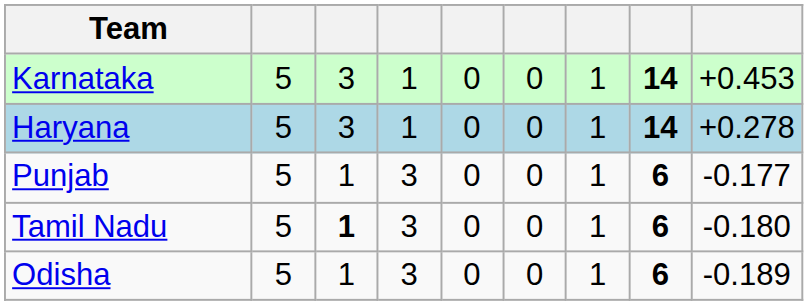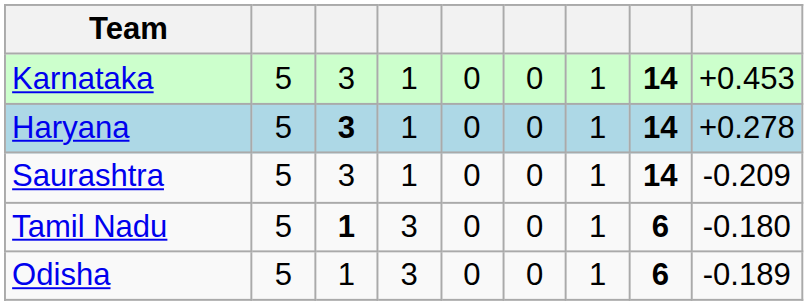(346, 127) normal -> (346, 127) bold
+ row: (88, 176)
- row: (60, 176)
